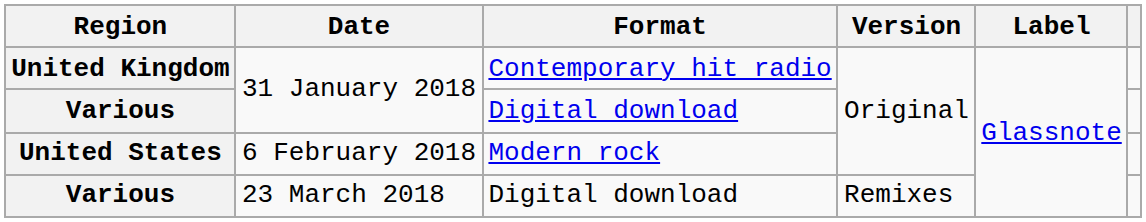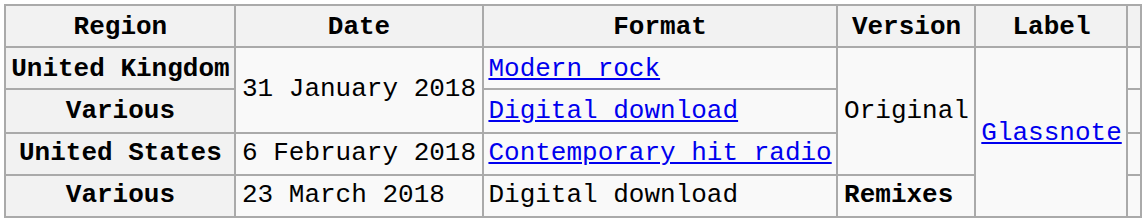(660, 69) Contemporary hit radio -> (574, 69) Modern rock
(574, 153) Modern rock -> (660, 153) Contemporary hit radio
(899, 196) normal -> (899, 196) bold
